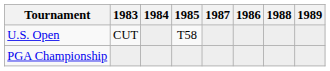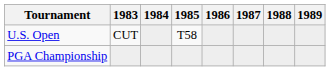columns swapped: (248, 14) <-> (218, 14)
